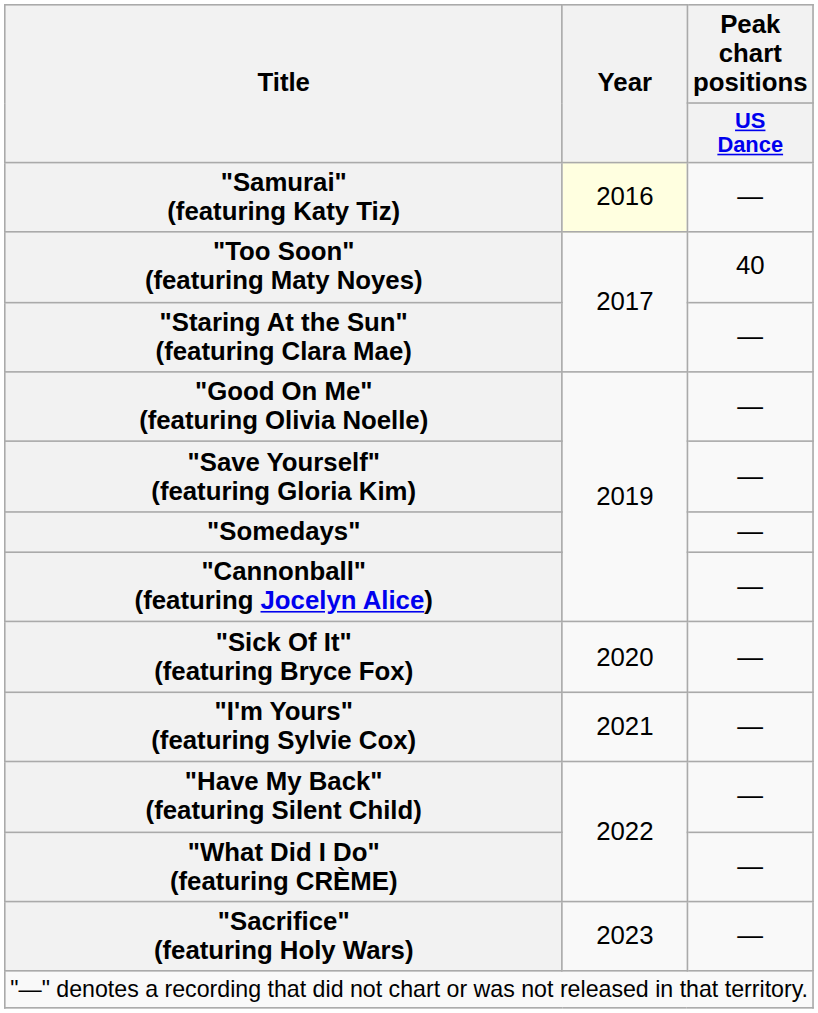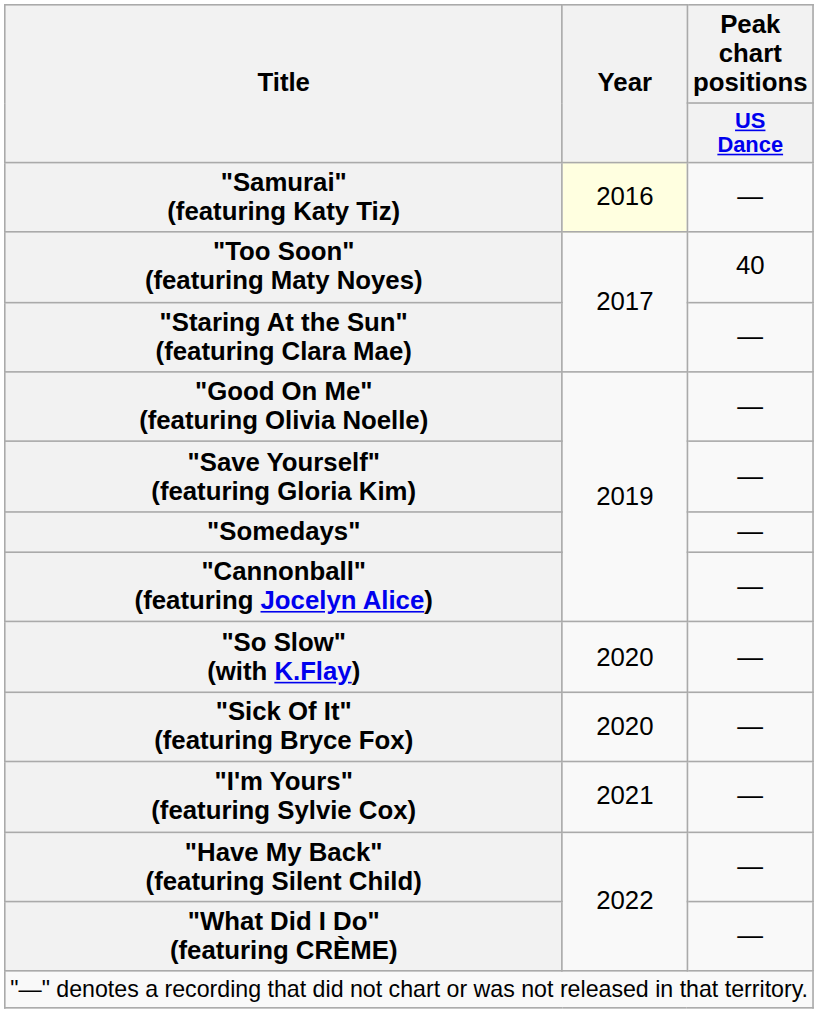+ row: (284, 656)
- row: (284, 936)
